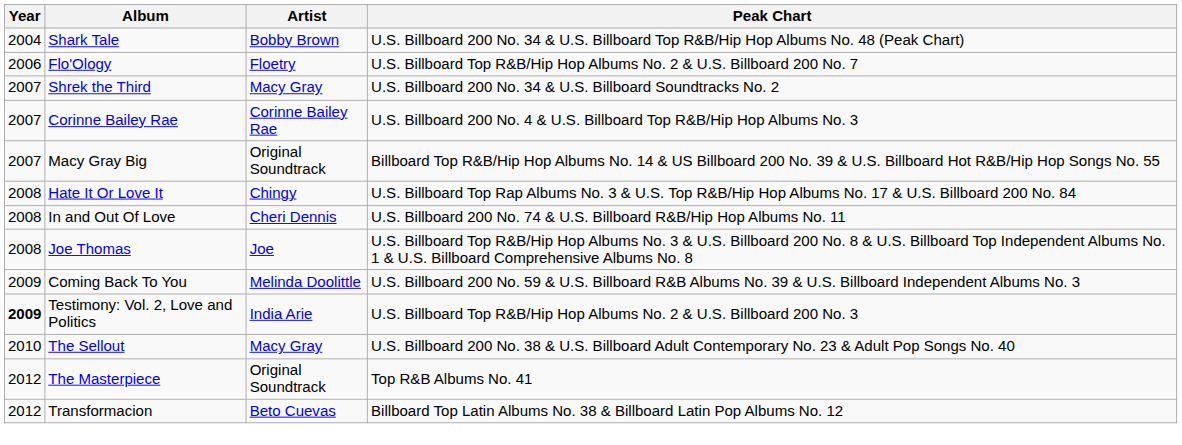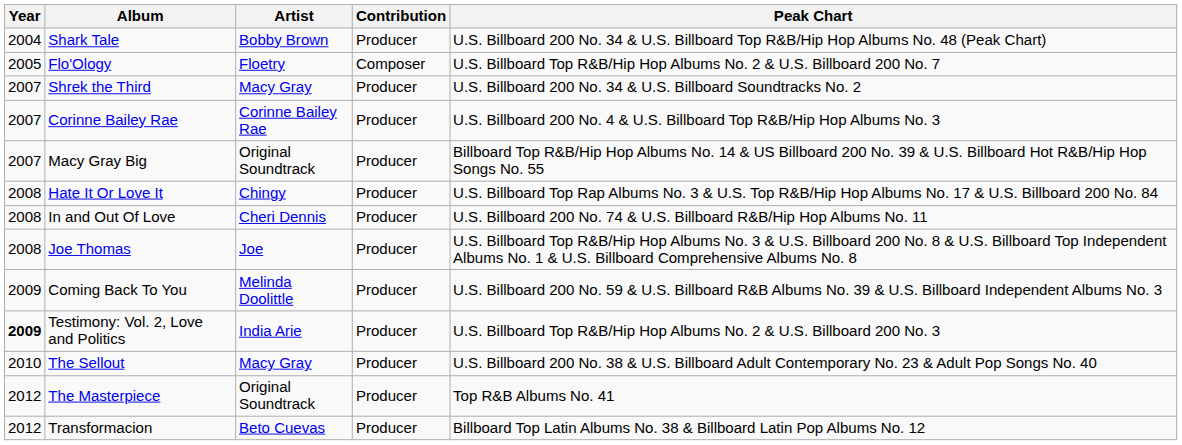+ column: (401, 16)
(25, 64) 2006 -> (25, 64) 2005
